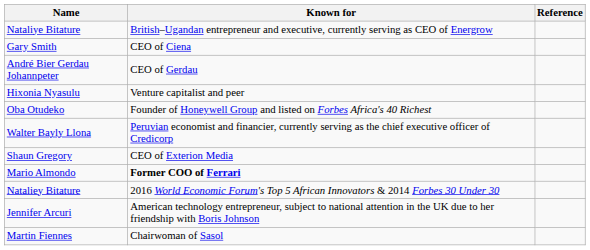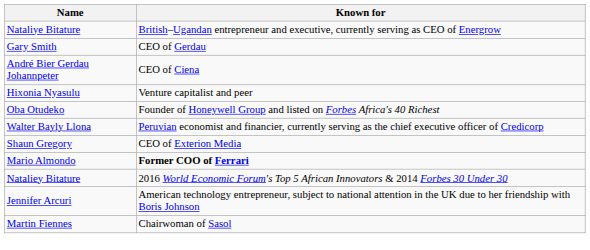- column: (560, 13)
(161, 47) CEO of Ciena -> (172, 47) CEO of Gerdau
(164, 70) CEO of Gerdau -> (169, 70) CEO of Ciena
